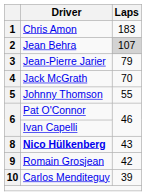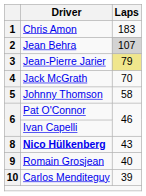(127, 62) no background -> (127, 62) khaki background
(127, 95) 55 -> (127, 95) 58
(127, 161) 42 -> (127, 161) 40
